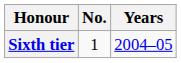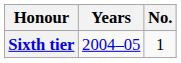columns swapped: (94, 17) <-> (143, 17)
